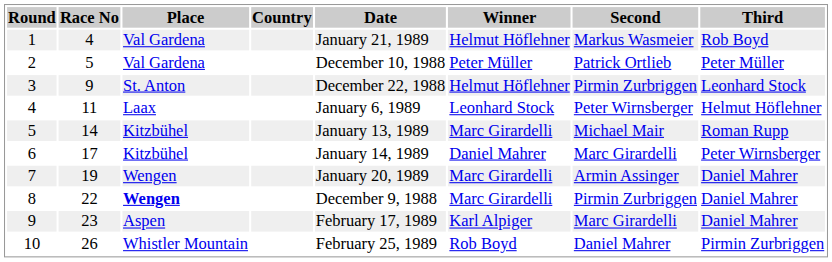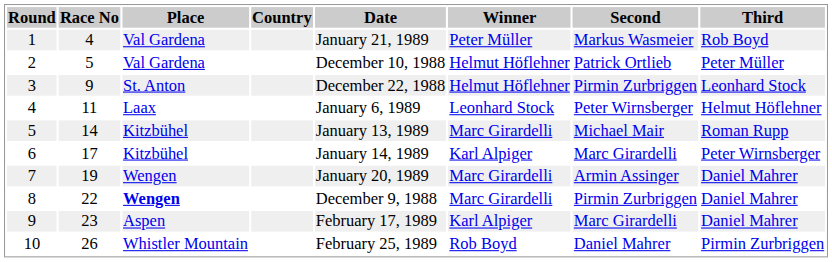(510, 40) Helmut Höflehner -> (491, 40) Peter Müller
(491, 62) Peter Müller -> (510, 62) Helmut Höflehner
(498, 153) Daniel Mahrer -> (491, 153) Karl Alpiger
